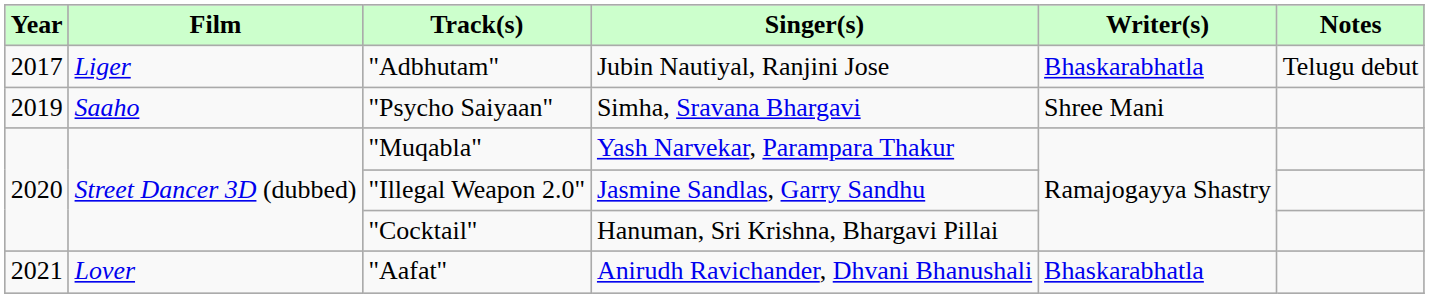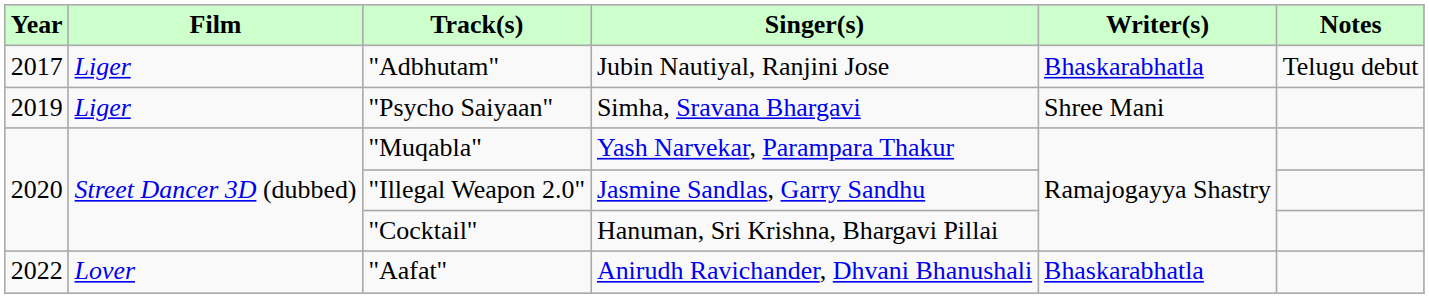(107, 107) Saaho -> (103, 107) Liger
(37, 271) 2021 -> (37, 271) 2022
